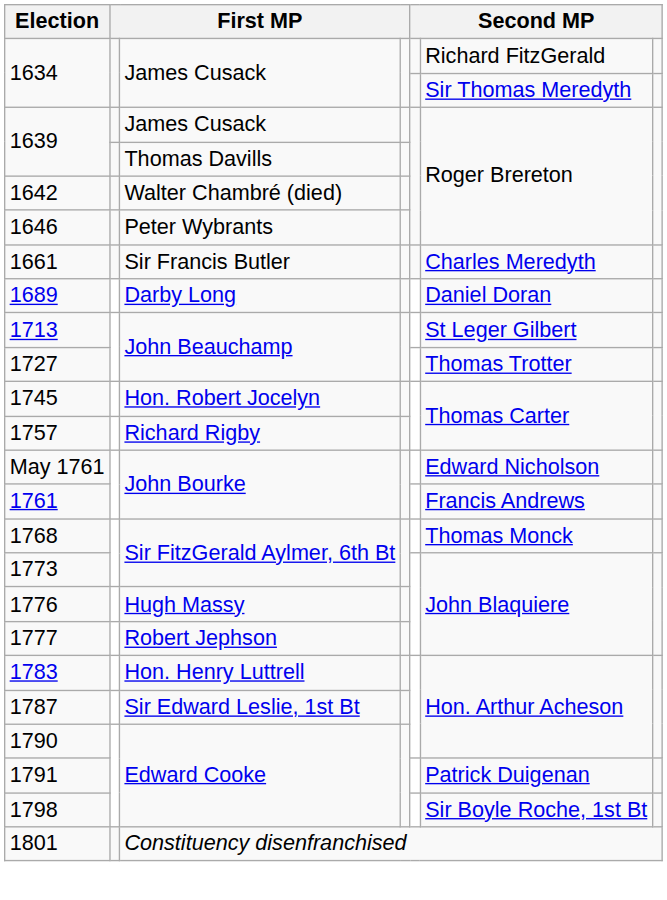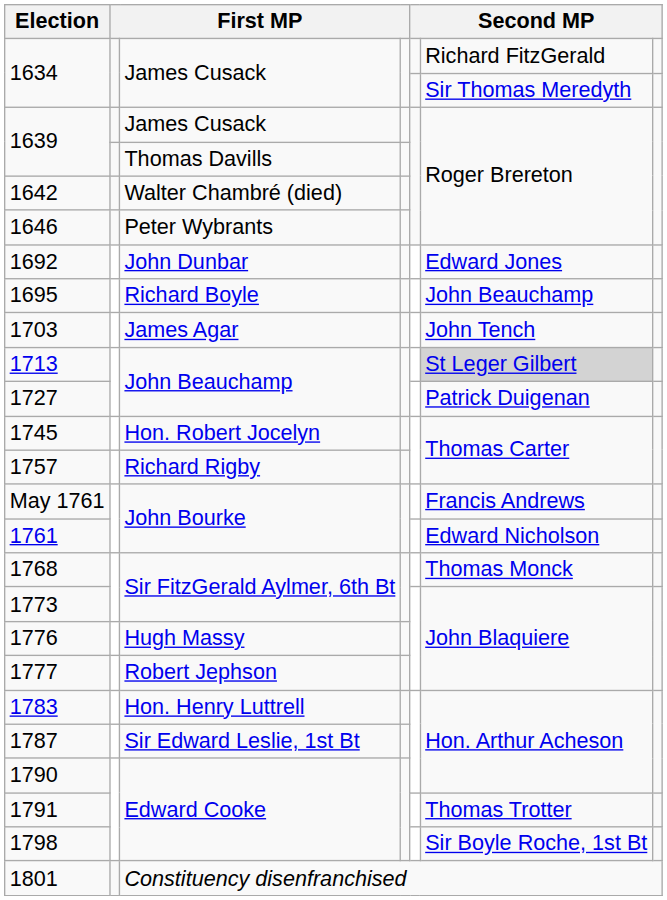- row: (34, 261)
- row: (34, 295)
+ row: (34, 261)
+ row: (34, 295)
+ row: (34, 329)
(501, 329) no background -> (501, 364) lightgrey background
(498, 364) Thomas Trotter -> (507, 398) Patrick Duigenan
(512, 466) Edward Nicholson -> (505, 501) Francis Andrews
(505, 501) Francis Andrews -> (512, 535) Edward Nicholson
(507, 775) Patrick Duigenan -> (498, 809) Thomas Trotter
